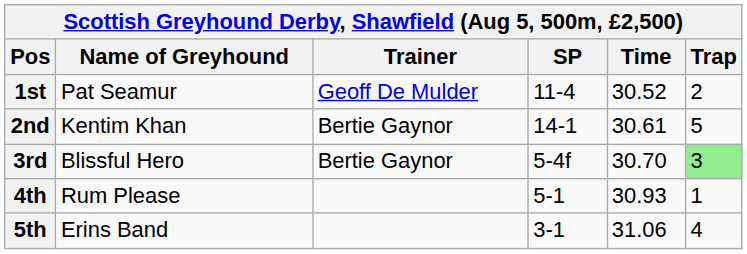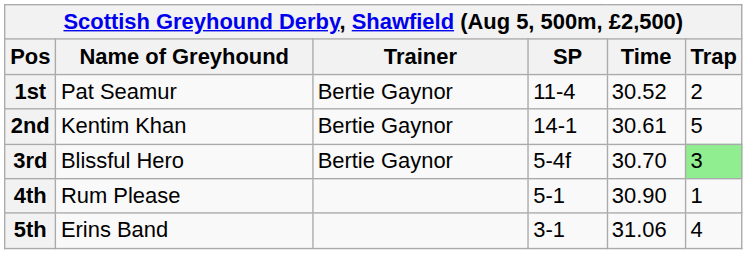(398, 91) Geoff De Mulder -> (385, 91) Bertie Gaynor
(639, 195) 30.93 -> (639, 195) 30.90
